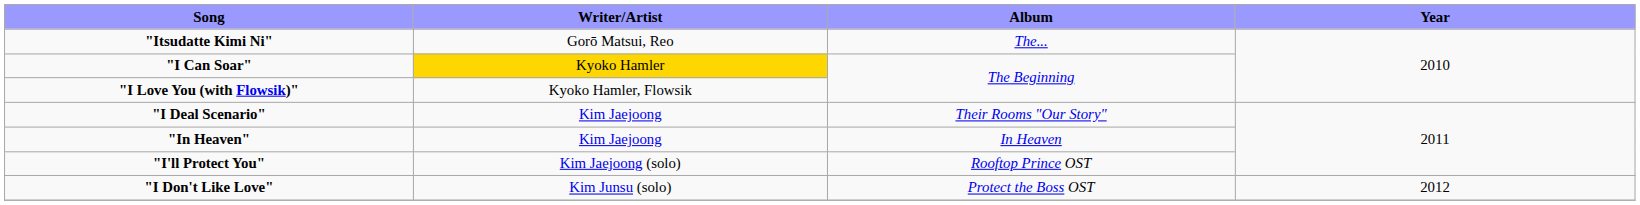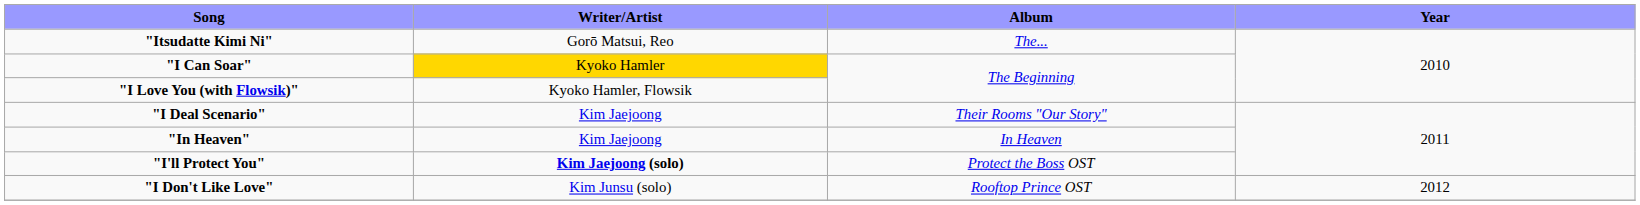(620, 163) normal -> (620, 163) bold
(1031, 163) Rooftop Prince OST -> (1031, 163) Protect the Boss OST
(1031, 187) Protect the Boss OST -> (1031, 187) Rooftop Prince OST
